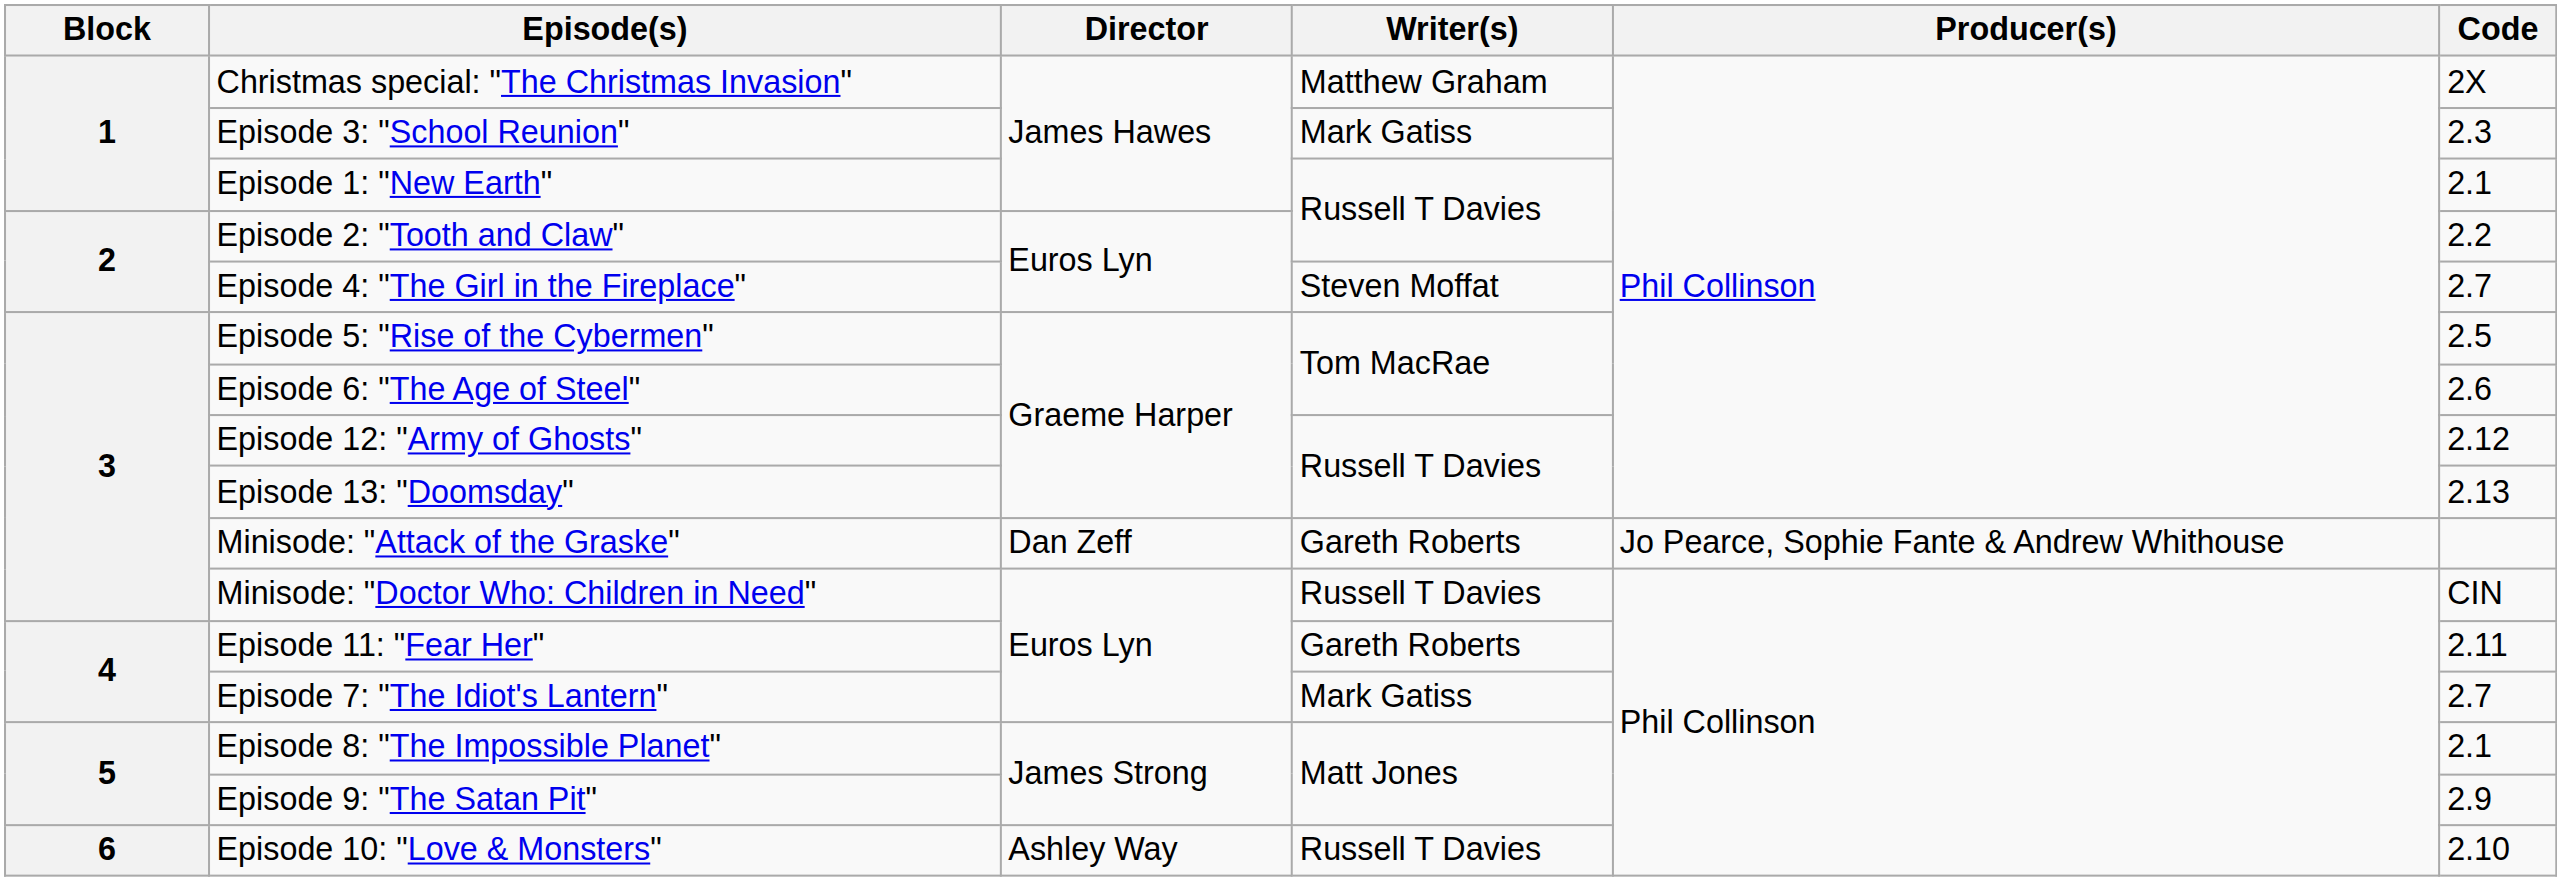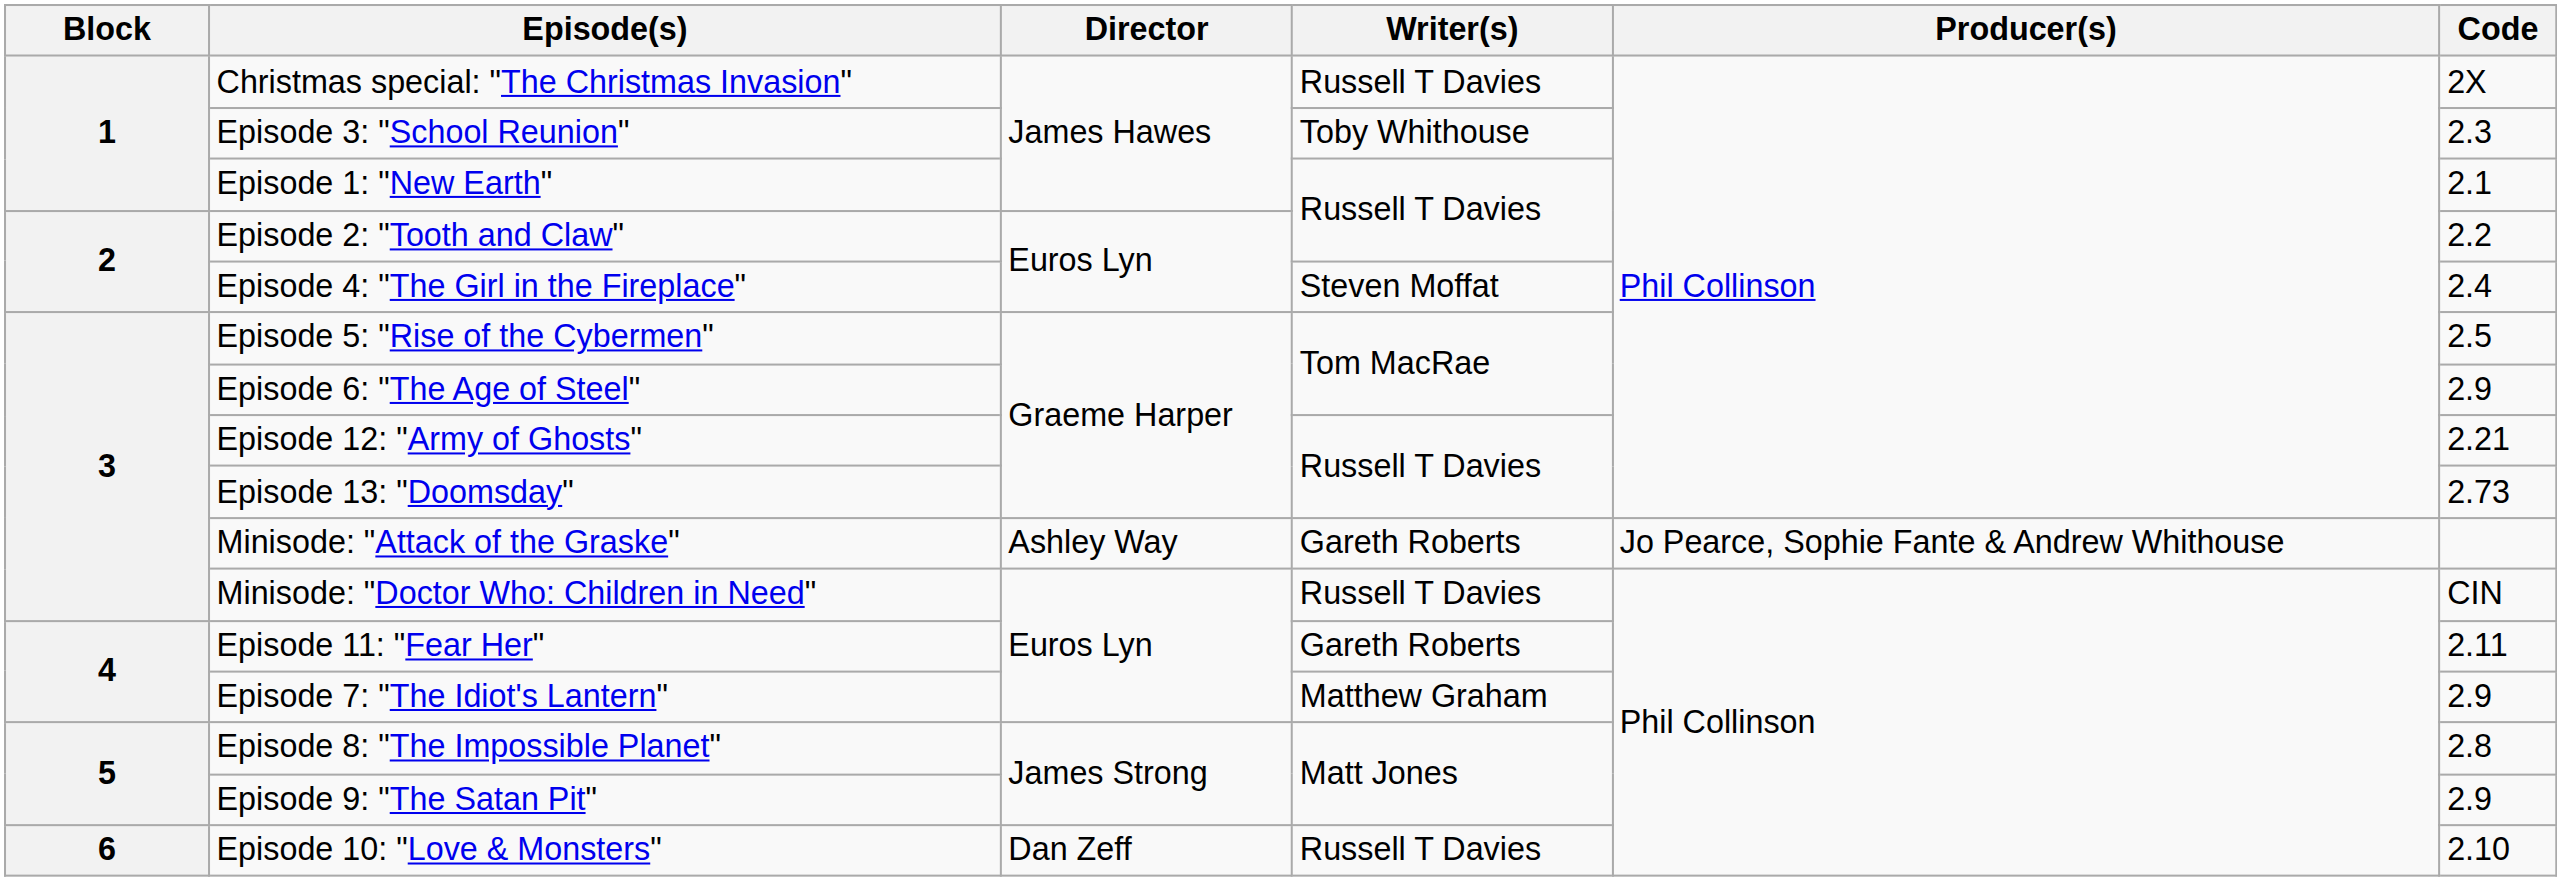(1424, 81) Matthew Graham -> (1420, 81) Russell T Davies
(1386, 132) Mark Gatiss -> (1415, 132) Toby Whithouse
(2470, 286) 2.7 -> (2470, 286) 2.4
(2470, 388) 2.6 -> (2470, 388) 2.9
(2479, 440) 2.12 -> (2479, 440) 2.21
(2479, 491) 2.13 -> (2479, 491) 2.73
(1070, 542) Dan Zeff -> (1093, 542) Ashley Way
(1386, 696) Mark Gatiss -> (1424, 696) Matthew Graham
(2470, 696) 2.7 -> (2470, 696) 2.9
(2470, 747) 2.1 -> (2470, 747) 2.8
(1093, 850) Ashley Way -> (1070, 850) Dan Zeff
